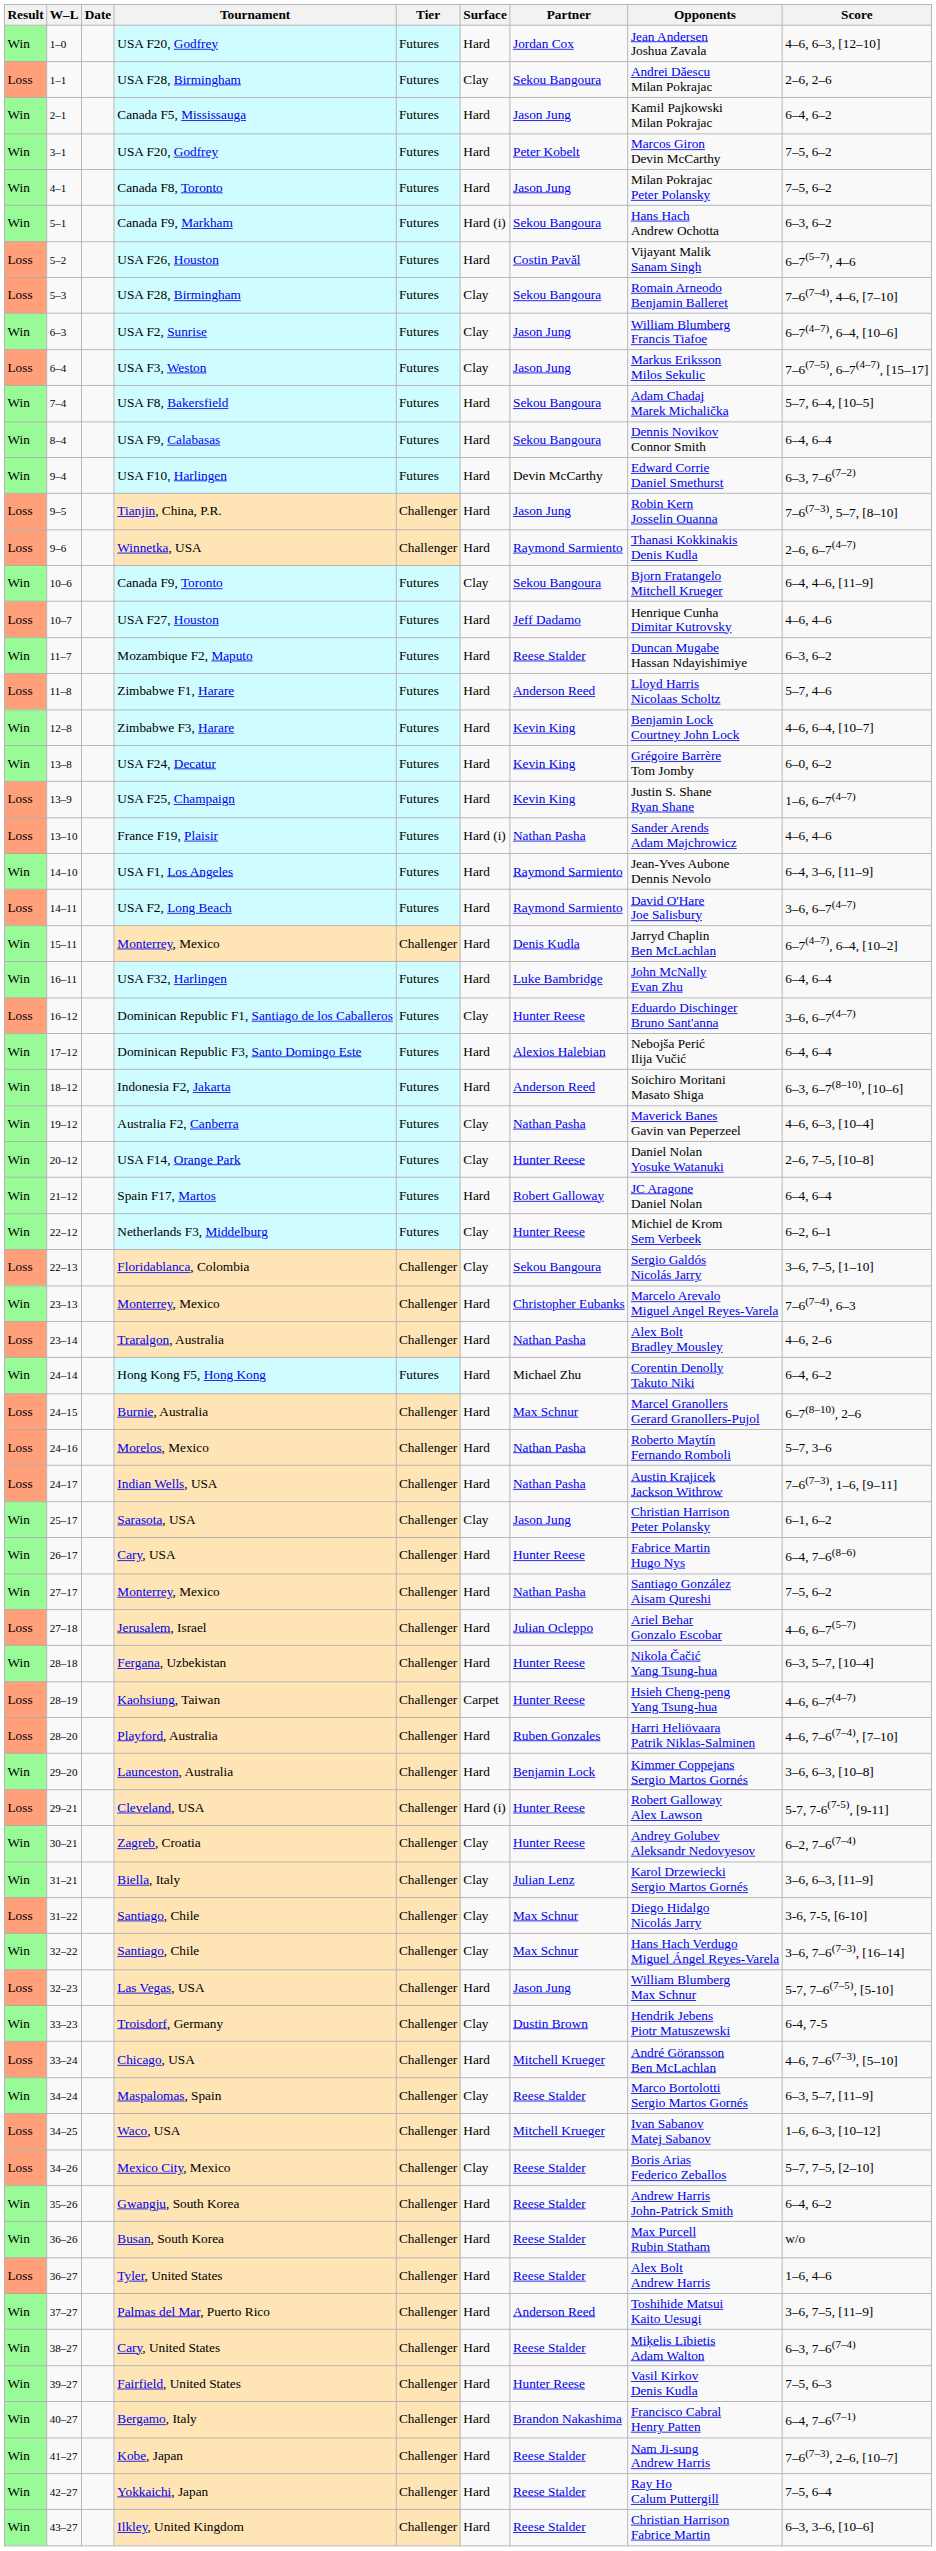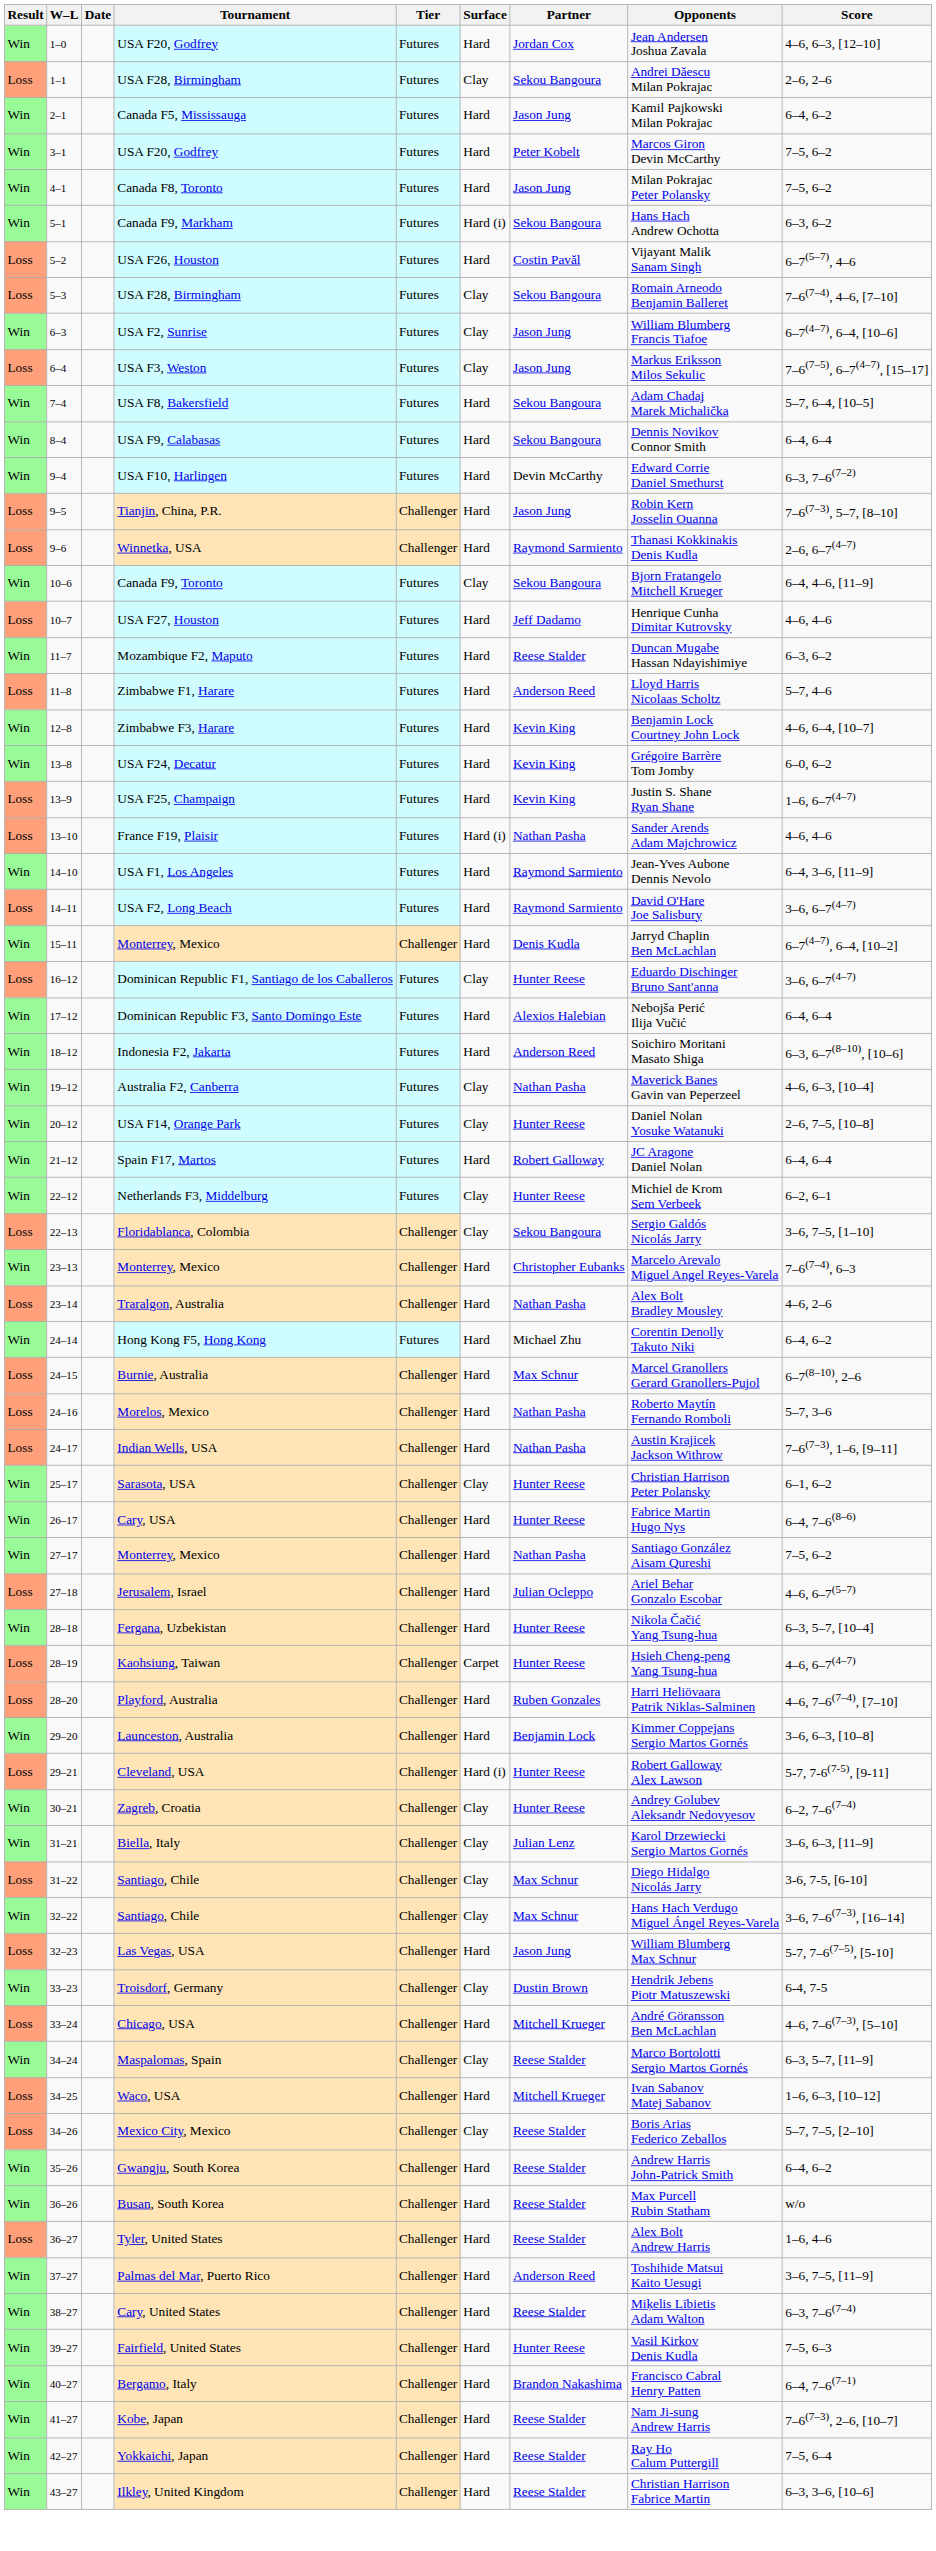- row: (63, 980)
(542, 1519) Jason Jung -> (549, 1483) Hunter Reese
